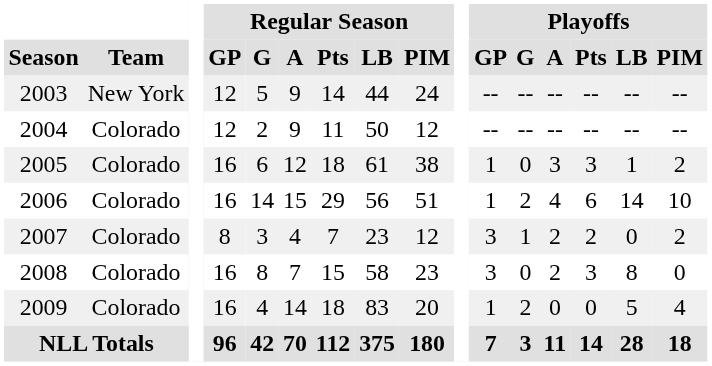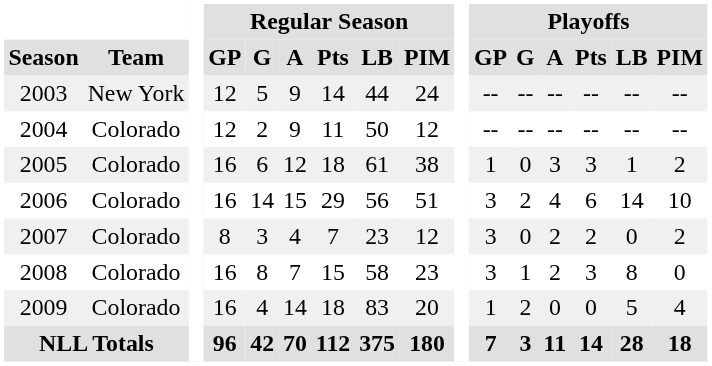(491, 200) 1 -> (491, 200) 3
(525, 236) 1 -> (525, 236) 0
(525, 271) 0 -> (525, 271) 1
